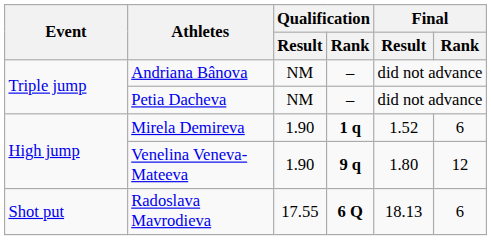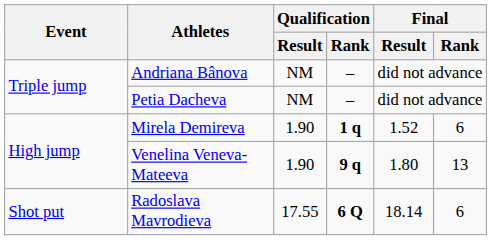(460, 164) 12 -> (460, 164) 13
(404, 211) 18.13 -> (404, 211) 18.14
